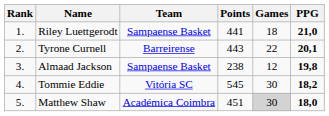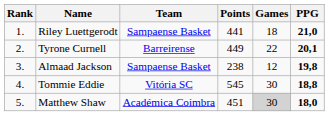(235, 48) 443 -> (235, 48) 449
(307, 84) 18,2 -> (307, 84) 18,8
